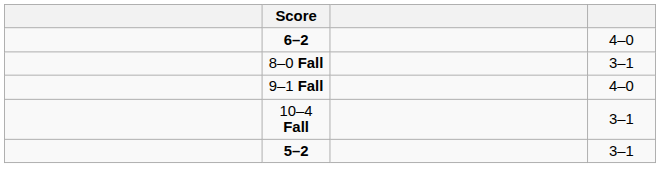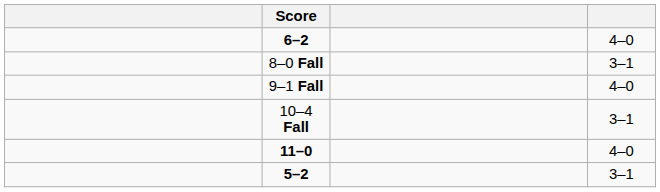+ row: (296, 151)
